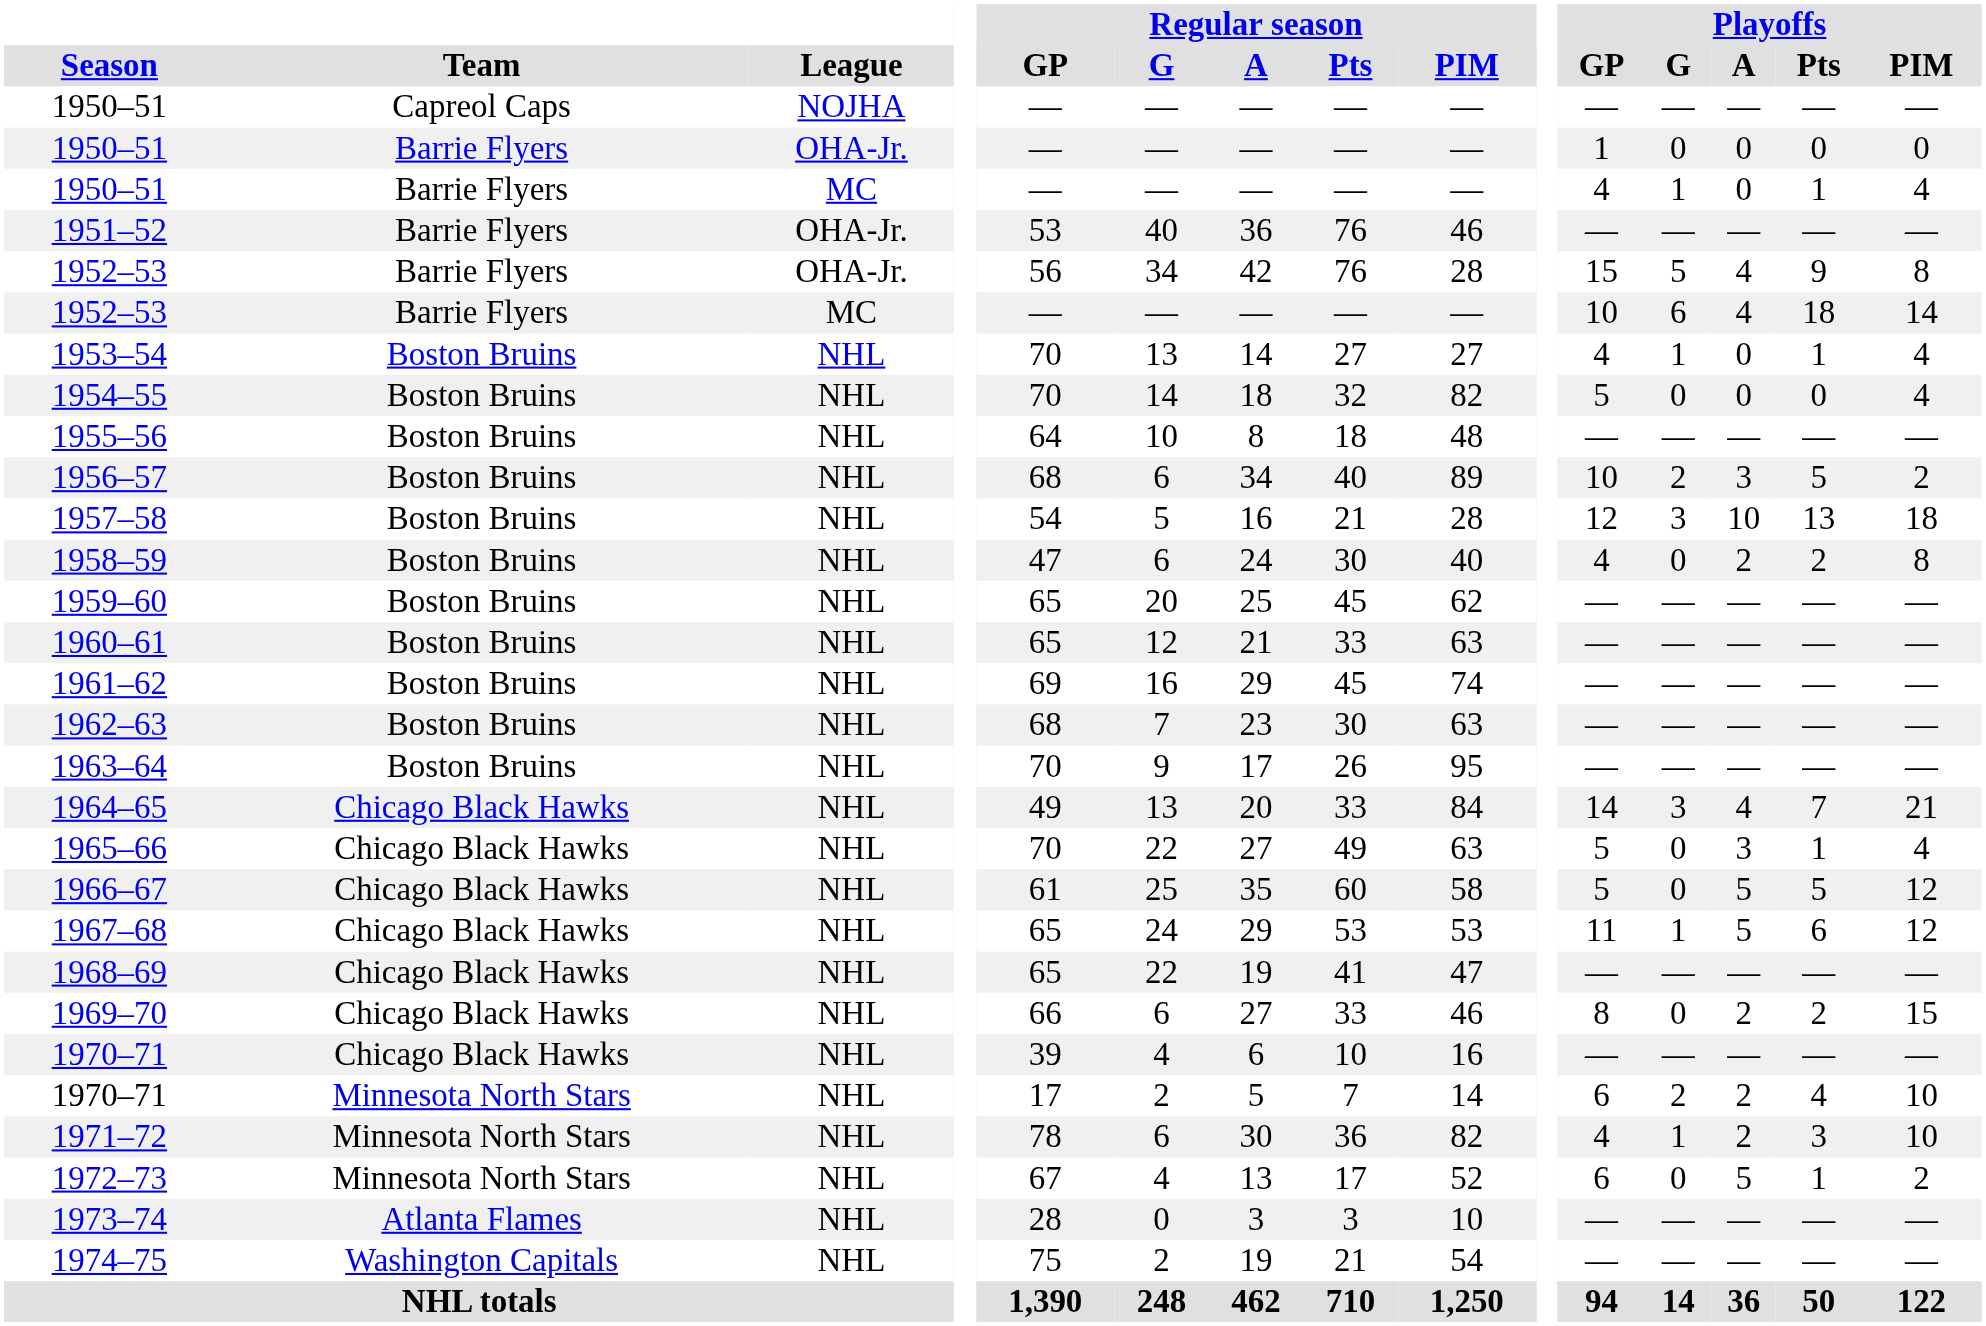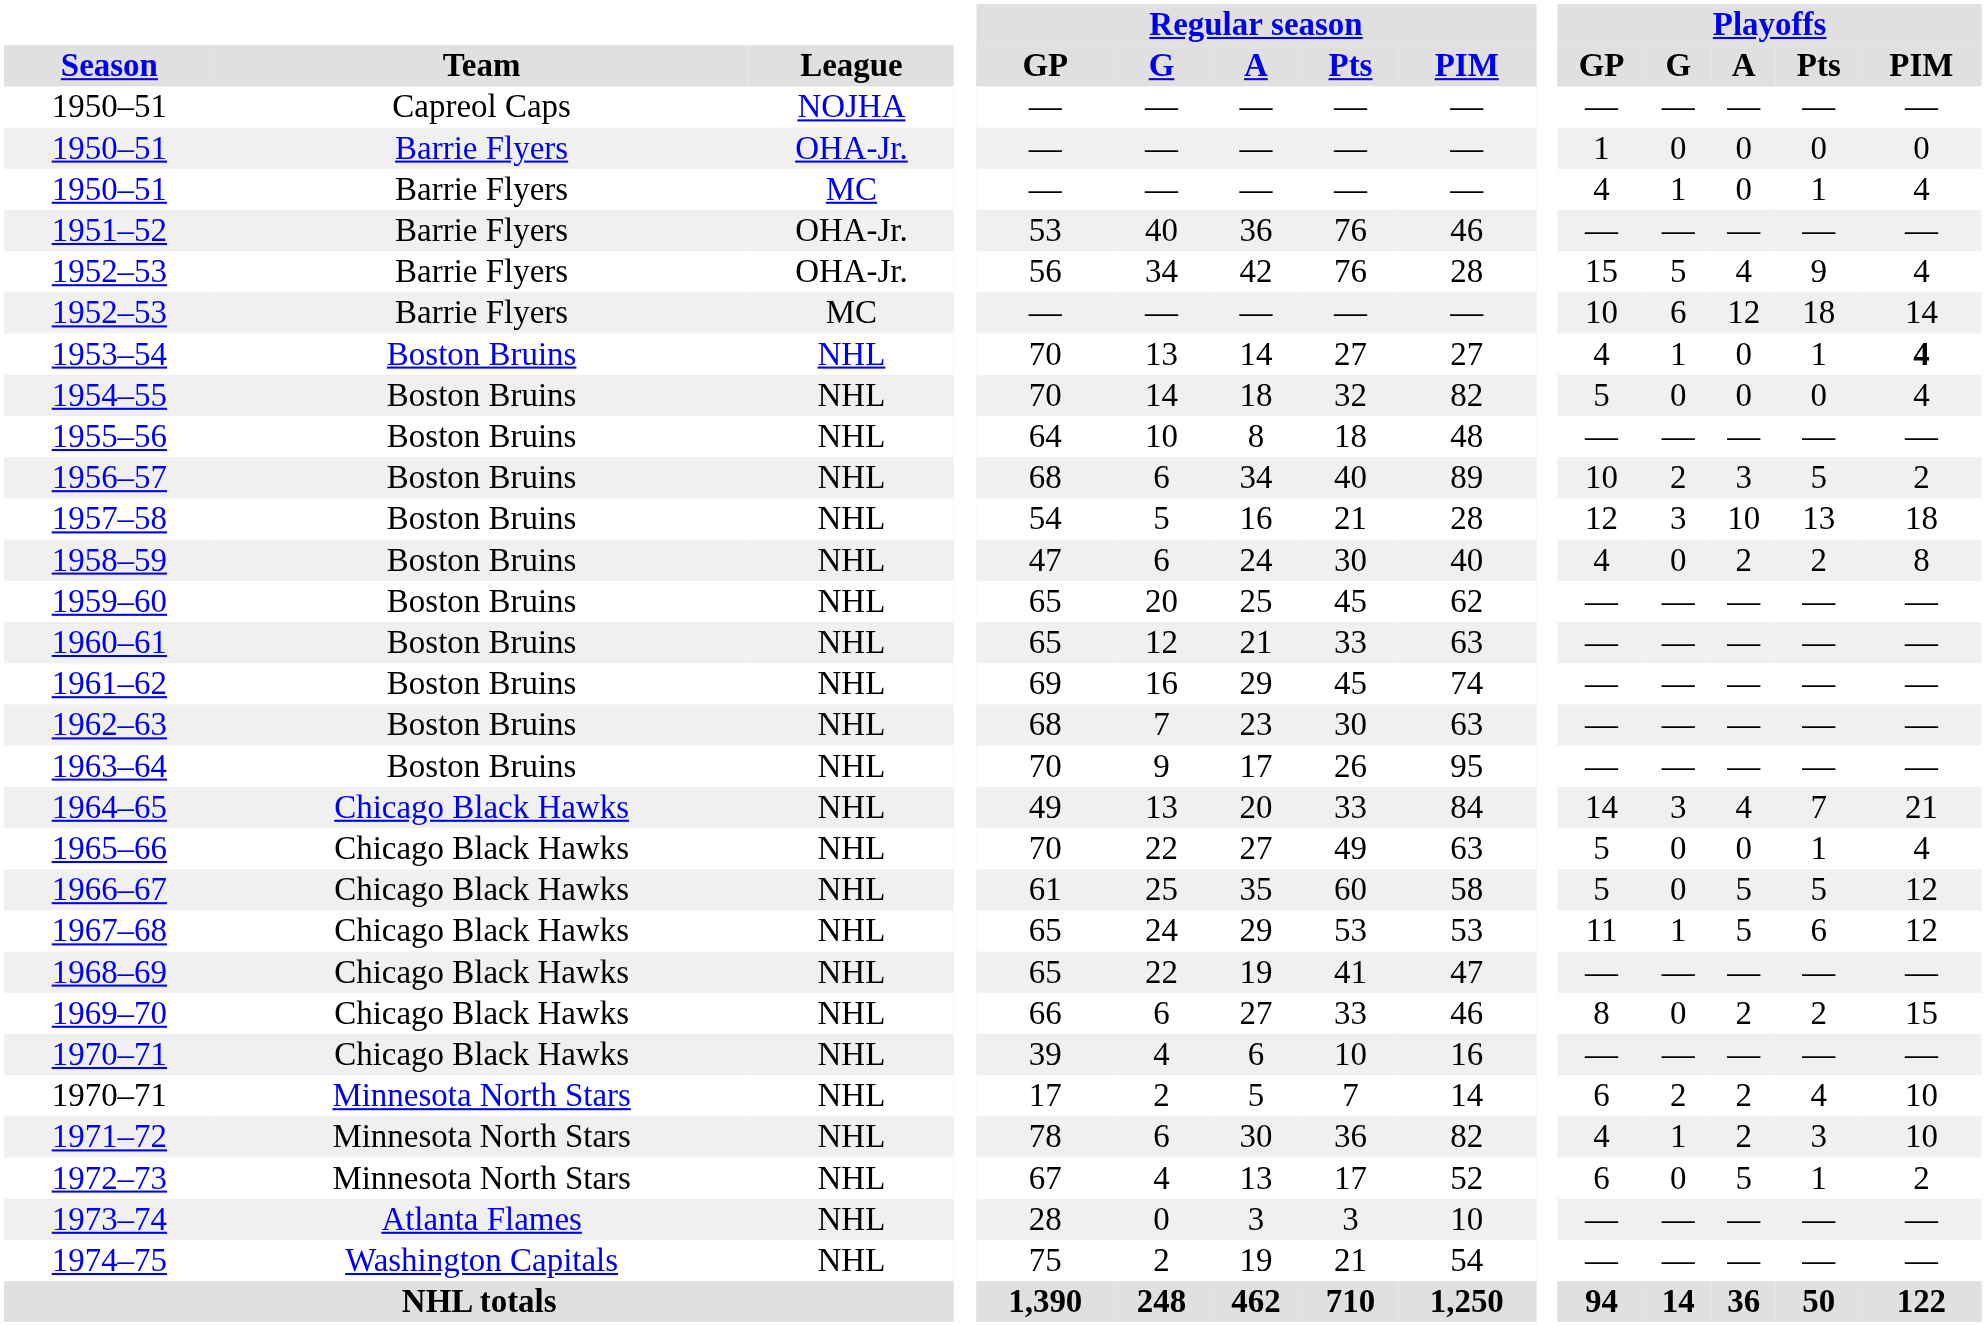(1921, 271) 8 -> (1921, 271) 4
(1744, 312) 4 -> (1744, 312) 12
(1921, 353) normal -> (1921, 353) bold
(1744, 848) 3 -> (1744, 848) 0
